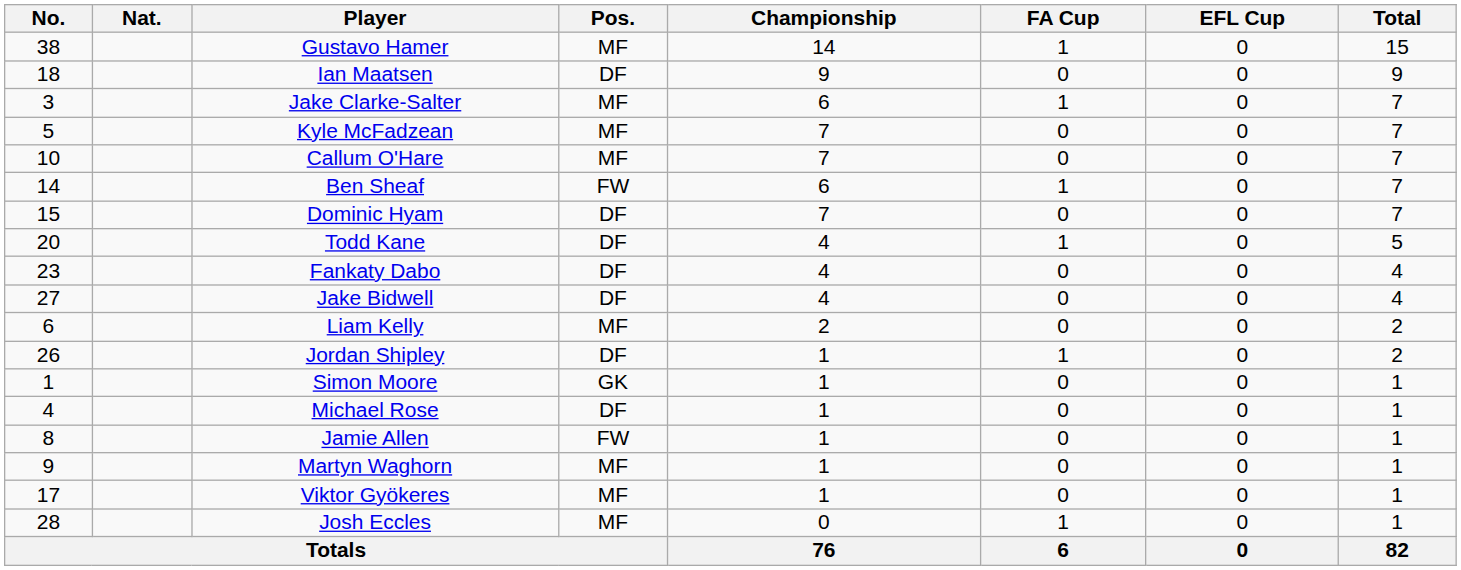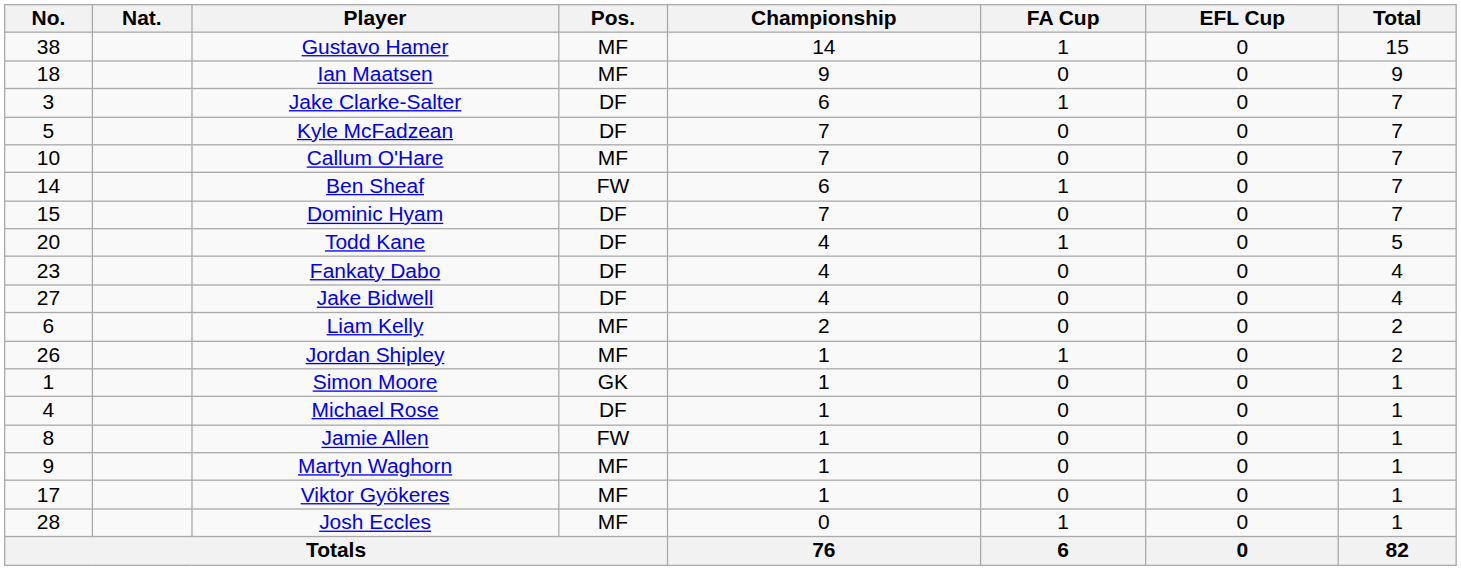(613, 74) DF -> (613, 74) MF
(613, 102) MF -> (613, 102) DF
(613, 130) MF -> (613, 130) DF
(613, 354) DF -> (613, 354) MF
